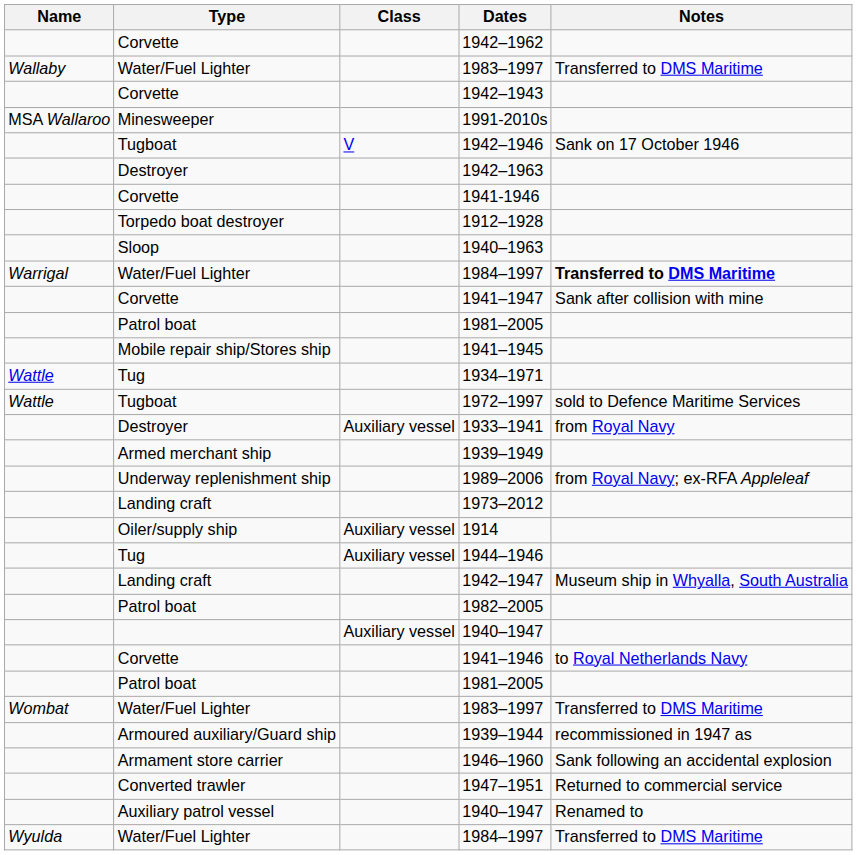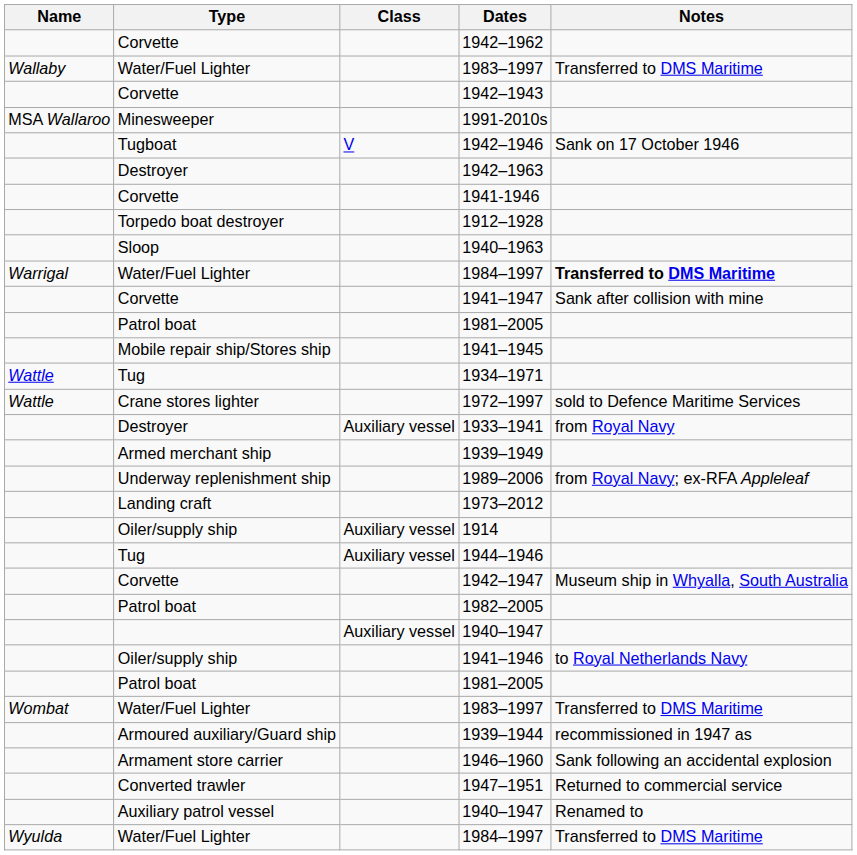(147, 401) Tugboat -> (188, 401) Crane stores lighter
(164, 581) Landing craft -> (148, 581) Corvette
(148, 658) Corvette -> (177, 658) Oiler/supply ship
